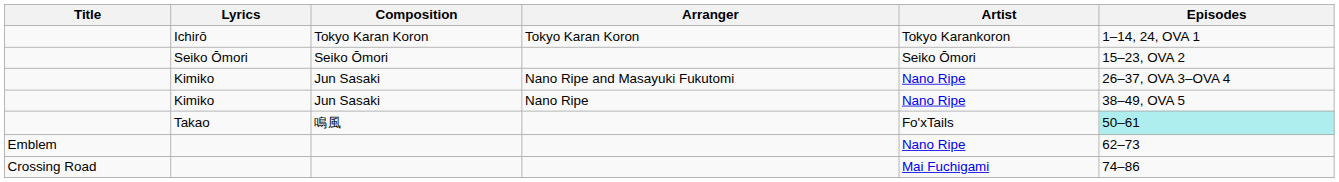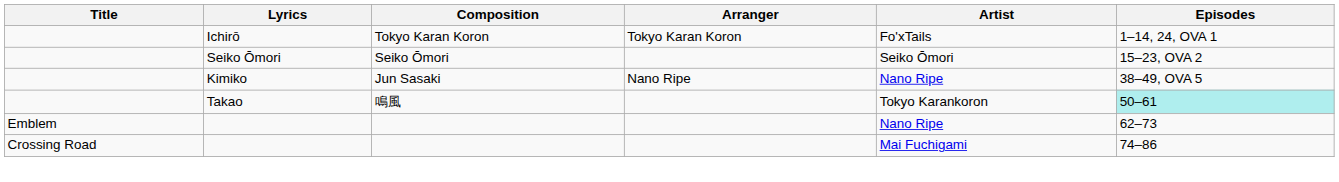(956, 36) Tokyo Karankoron -> (906, 36) Fo'xTails
- row: (194, 79)
(928, 122) Fo'xTails -> (934, 101) Tokyo Karankoron
